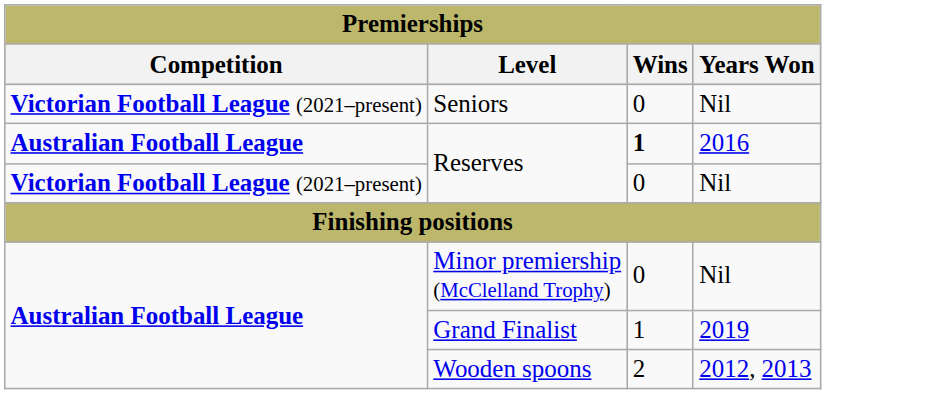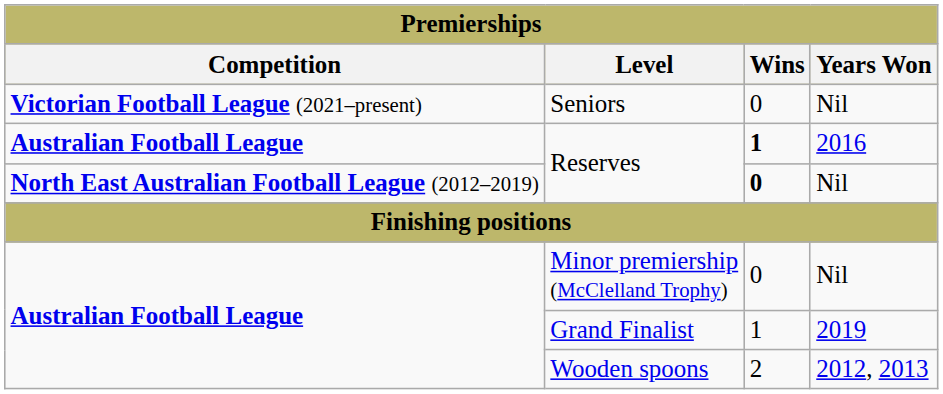(216, 182) Victorian Football League (2021–present) -> (275, 182) North East Australian Football League (2012–2019)
(639, 182) normal -> (756, 182) bold
